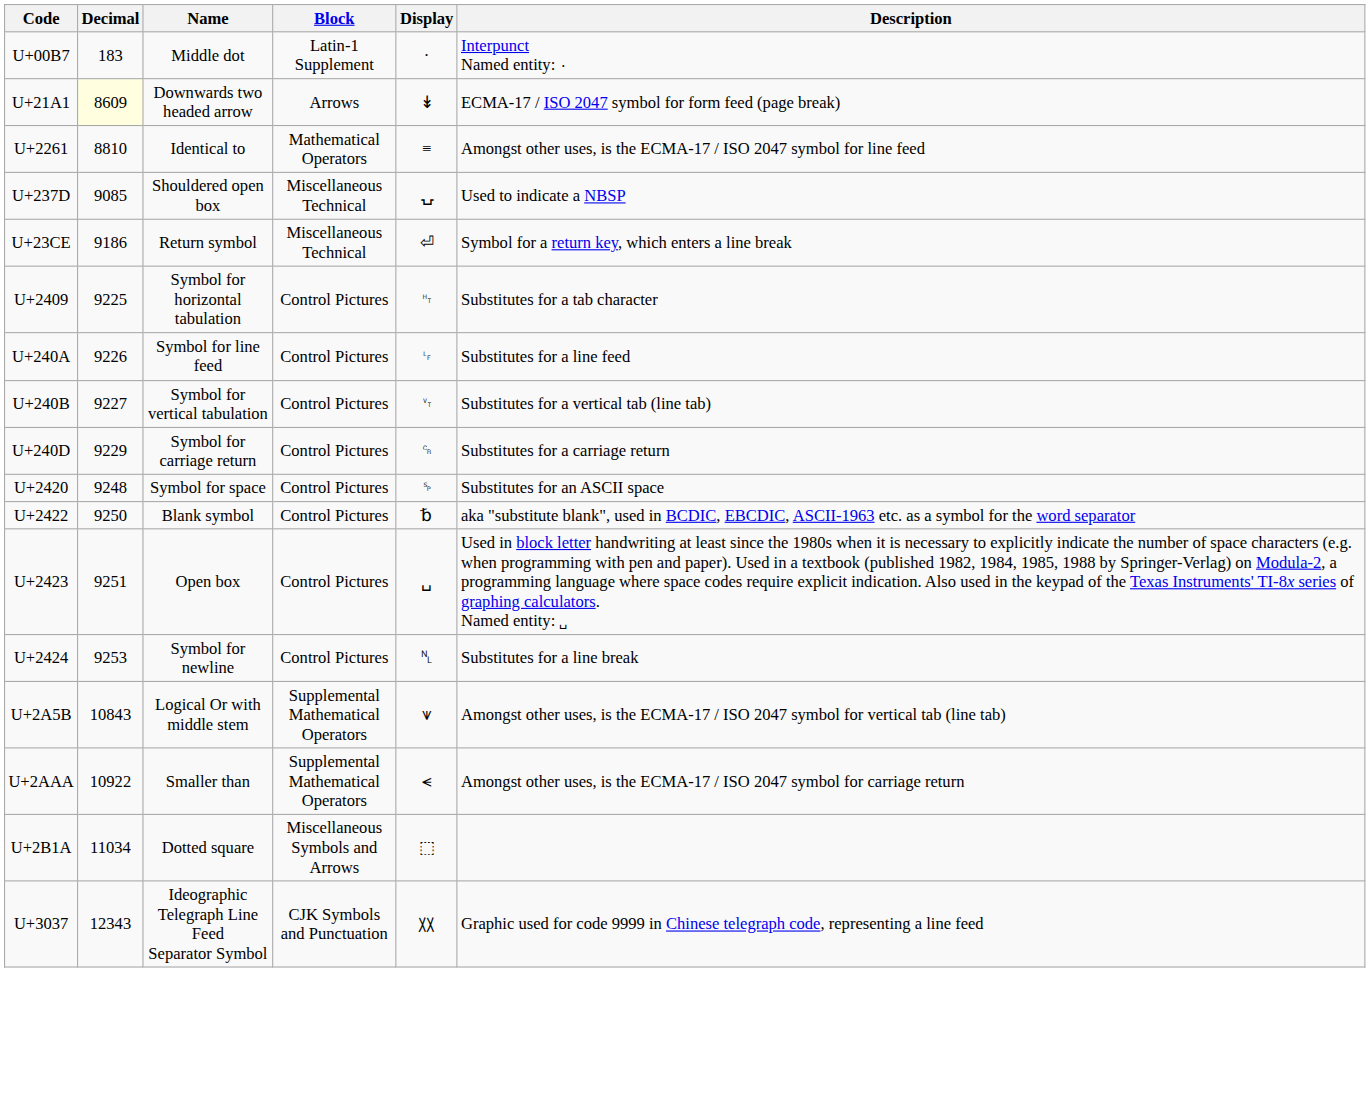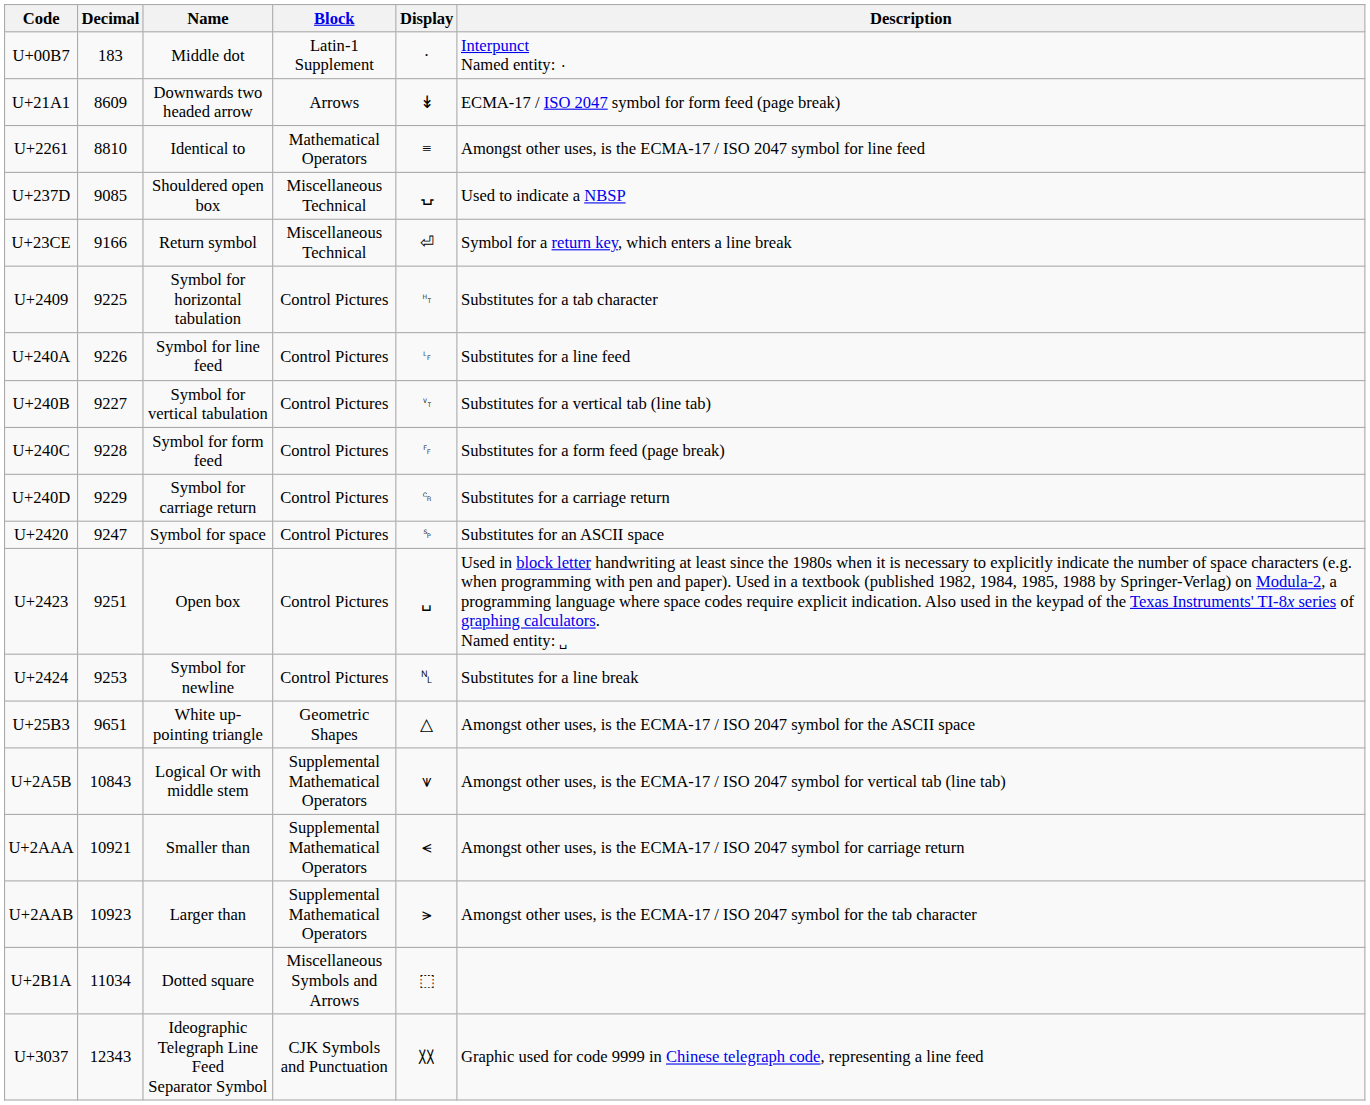(110, 102) lightyellow background -> (110, 102) no background
(110, 243) 9186 -> (110, 243) 9166
+ row: (41, 450)
(110, 487) 9248 -> (110, 534) 9247
- row: (41, 515)
+ row: (41, 724)
(110, 781) 10922 -> (110, 847) 10921
+ row: (41, 914)
